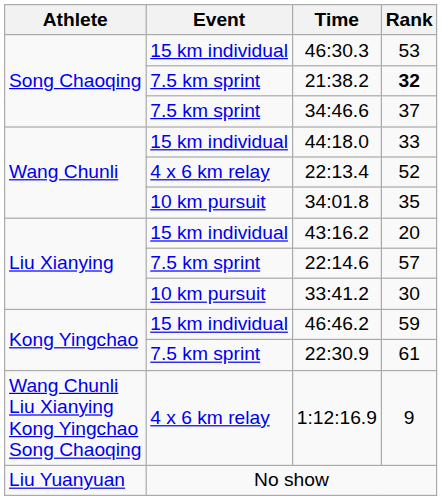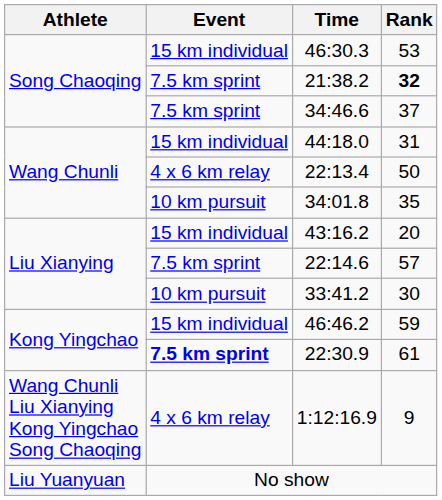(409, 141) 33 -> (409, 141) 31
(409, 171) 52 -> (409, 171) 50
(205, 354) normal -> (209, 354) bold
